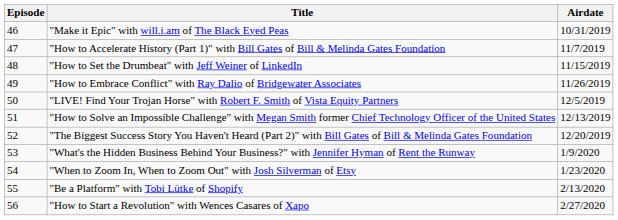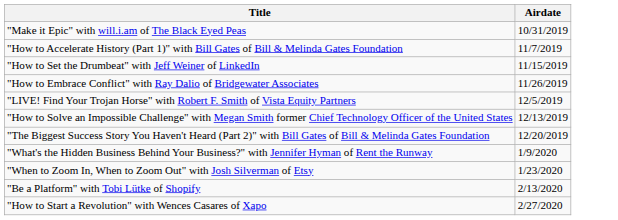- column: (26, 13)
